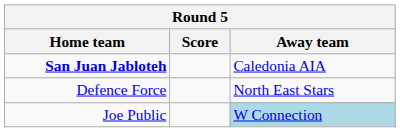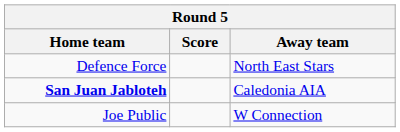rows swapped: (121, 90) <-> (106, 65)
(278, 114) lightblue background -> (278, 114) no background
